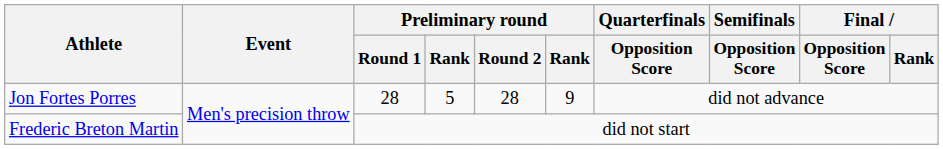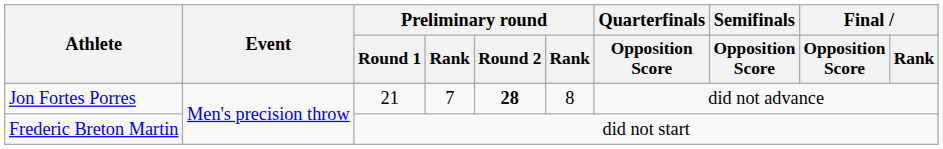(390, 98) 28 -> (390, 98) 21
(450, 98) 5 -> (450, 98) 7
(510, 98) normal -> (510, 98) bold
(570, 98) 9 -> (570, 98) 8
